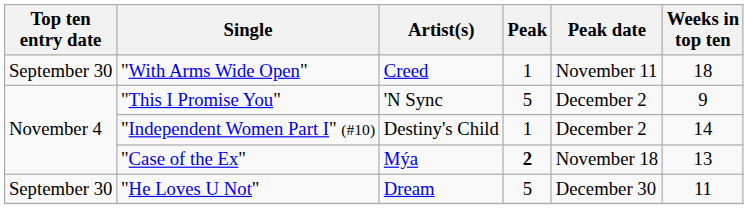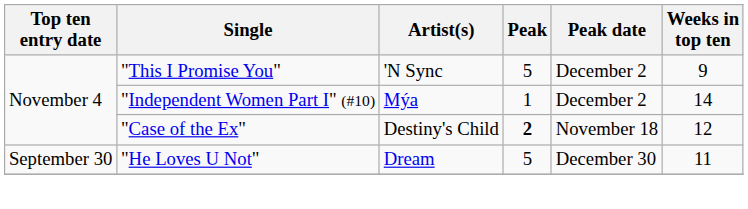- row: (214, 70)
(441, 129) Destiny's Child -> (401, 99) Mýa
(401, 159) Mýa -> (441, 129) Destiny's Child
(703, 159) 13 -> (703, 129) 12
